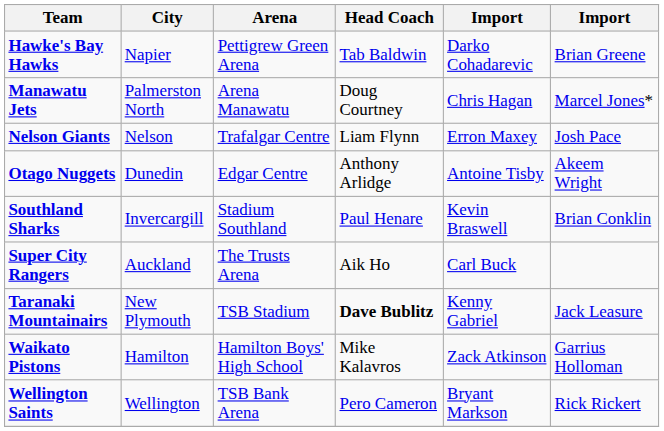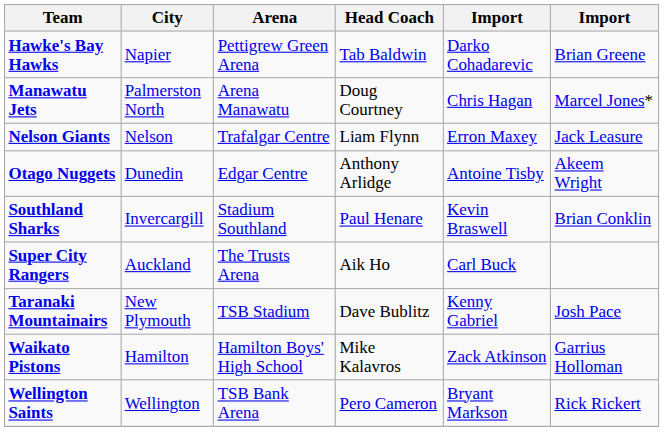(588, 136) Josh Pace -> (599, 136) Jack Leasure
(386, 311) bold -> (385, 311) normal
(599, 311) Jack Leasure -> (588, 311) Josh Pace
